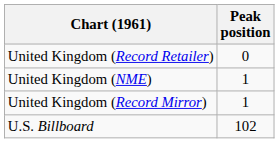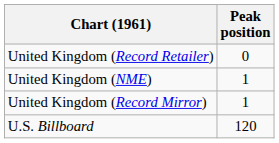(246, 126) 102 -> (246, 126) 120
